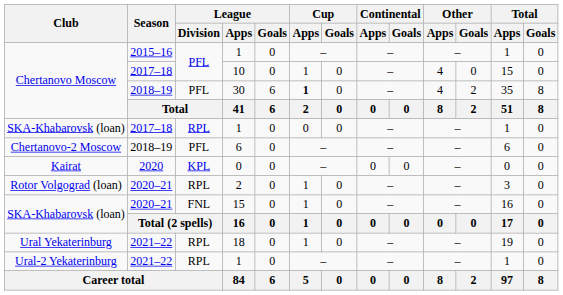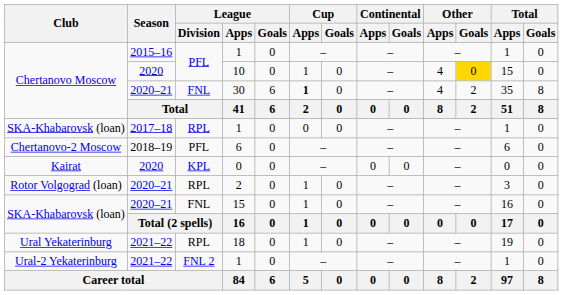(151, 71) 2017–18 -> (151, 71) 2020
(474, 71) no background -> (474, 71) gold background
(151, 90) 2018–19 -> (151, 90) 2020–21
(199, 90) PFL -> (199, 90) FNL
(199, 261) RPL -> (199, 261) FNL 2
